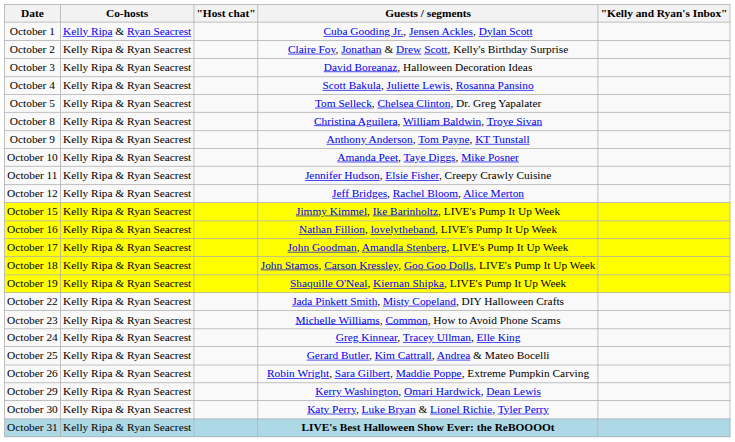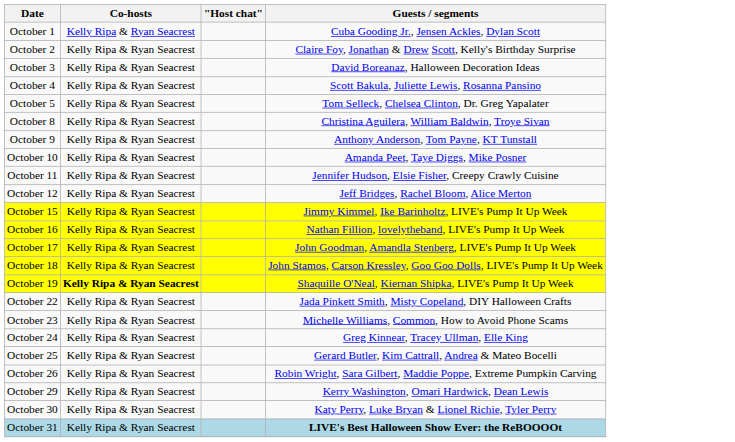- column: (664, 13)
(127, 283) normal -> (131, 283) bold
